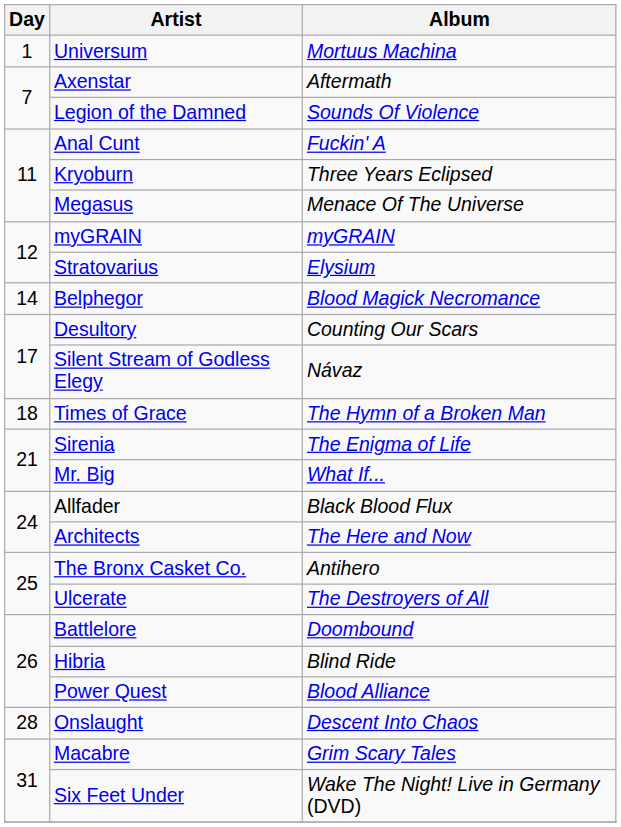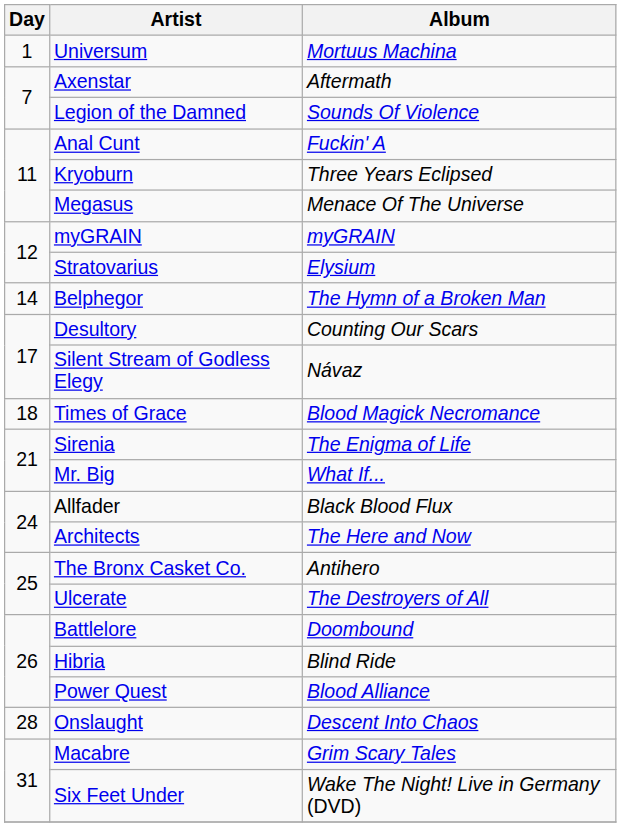(424, 298) Blood Magick Necromance -> (426, 298) The Hymn of a Broken Man
(426, 413) The Hymn of a Broken Man -> (424, 413) Blood Magick Necromance
